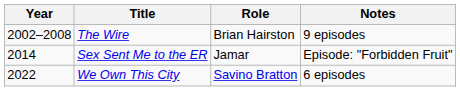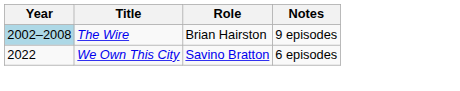(39, 34) no background -> (39, 34) lightblue background
- row: (142, 55)
